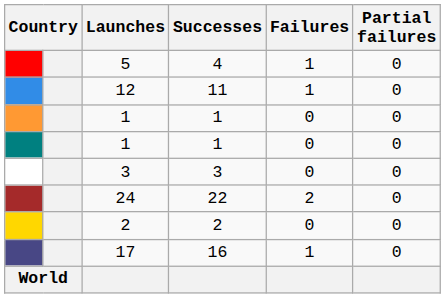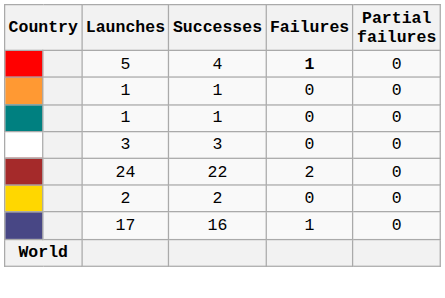(310, 64) normal -> (310, 64) bold
- row: (125, 91)
